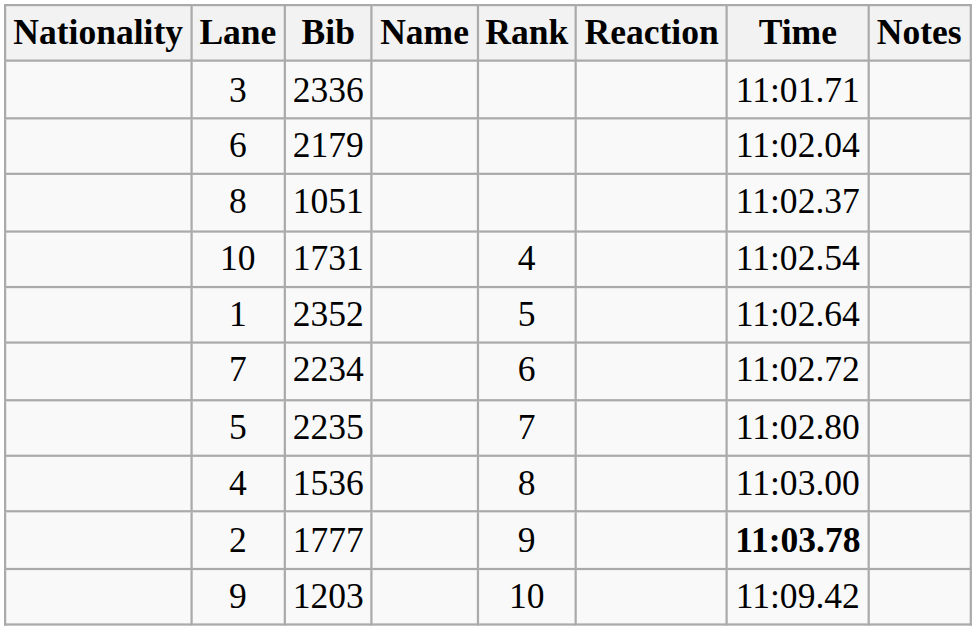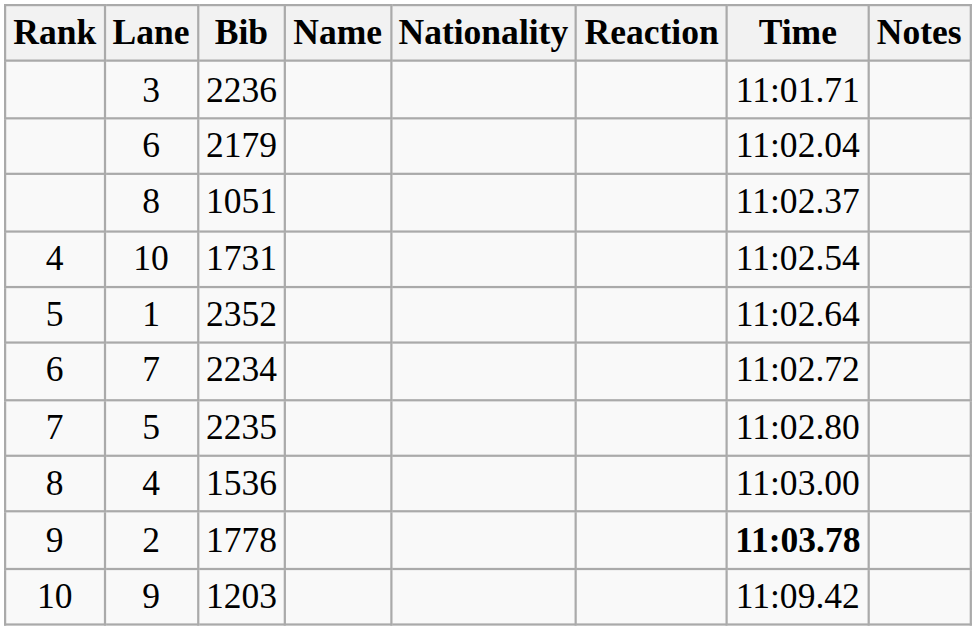columns swapped: (527, 32) <-> (98, 32)
(328, 88) 2336 -> (241, 88) 2236
(328, 539) 1777 -> (241, 539) 1778
